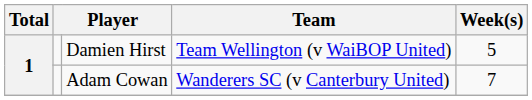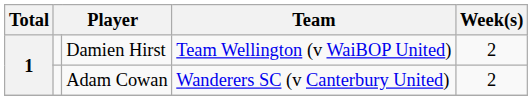(492, 50) 5 -> (492, 50) 2
(492, 80) 7 -> (492, 80) 2
